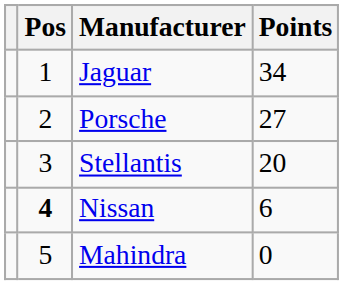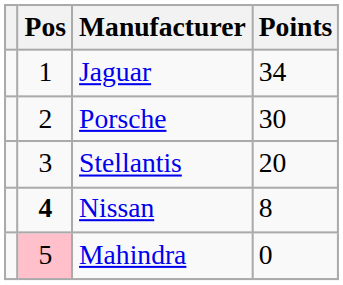(273, 117) 27 -> (273, 117) 30
(266, 209) 6 -> (266, 209) 8
(45, 254) no background -> (45, 254) pink background
